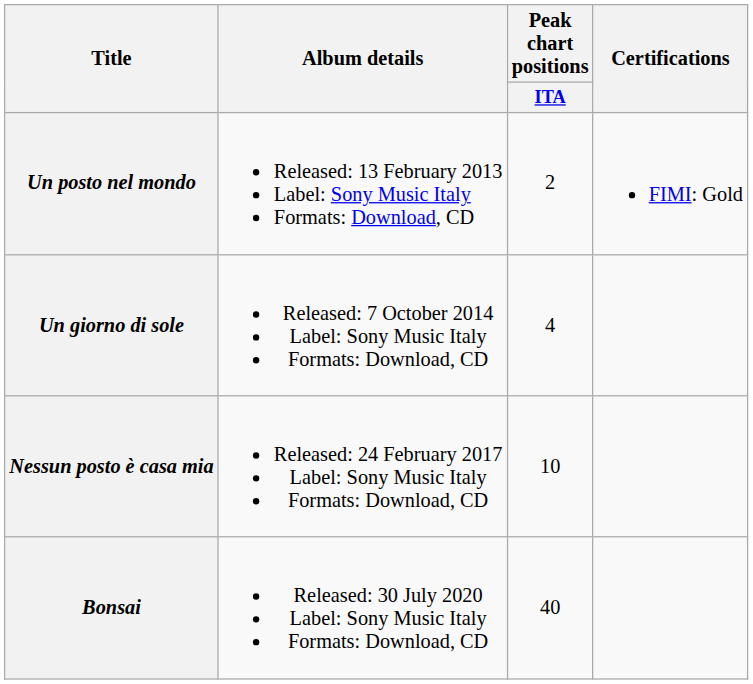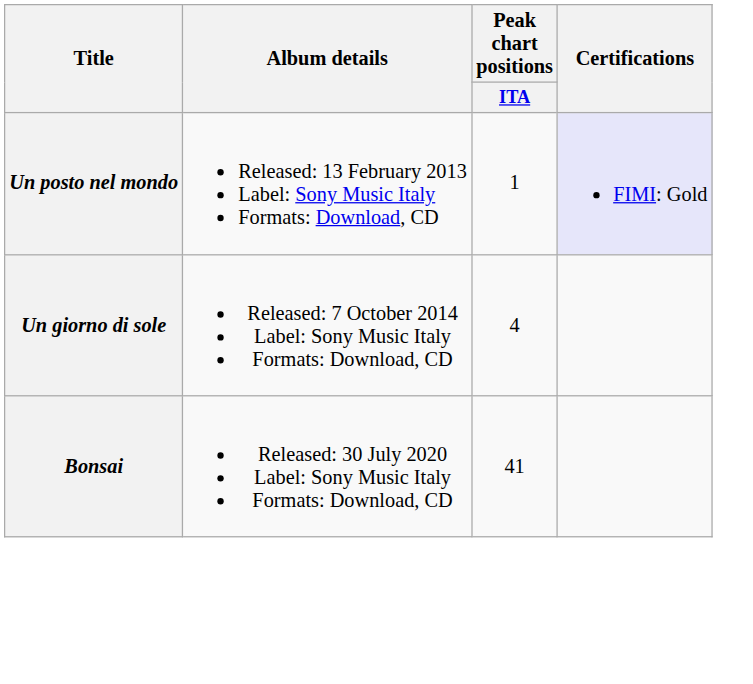(550, 183) 2 -> (515, 183) 1
(670, 195) no background -> (635, 195) lavender background
- row: (111, 466)
(550, 607) 40 -> (515, 466) 41
